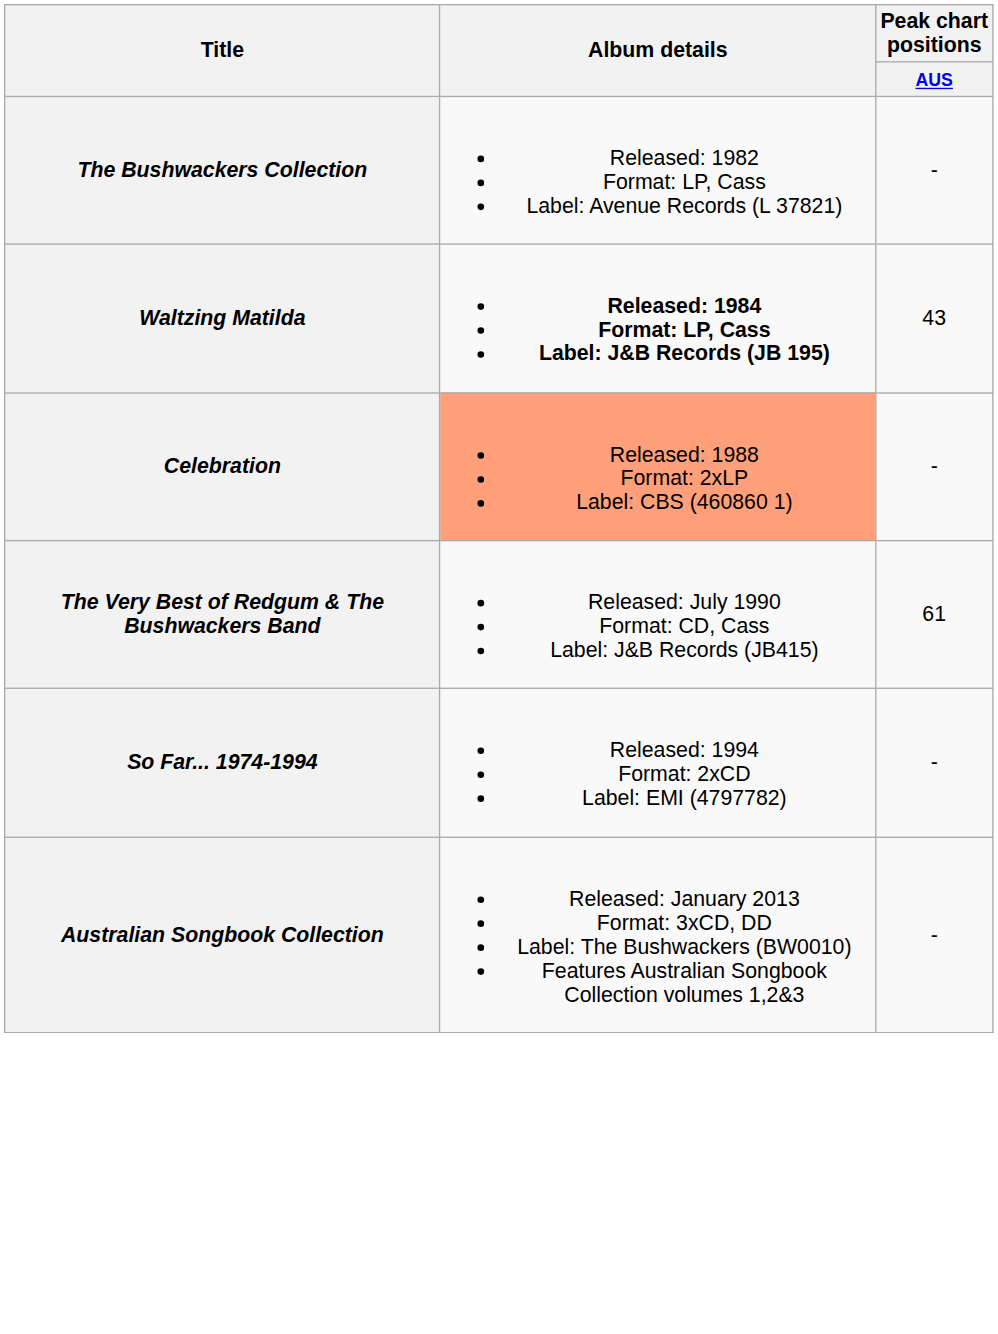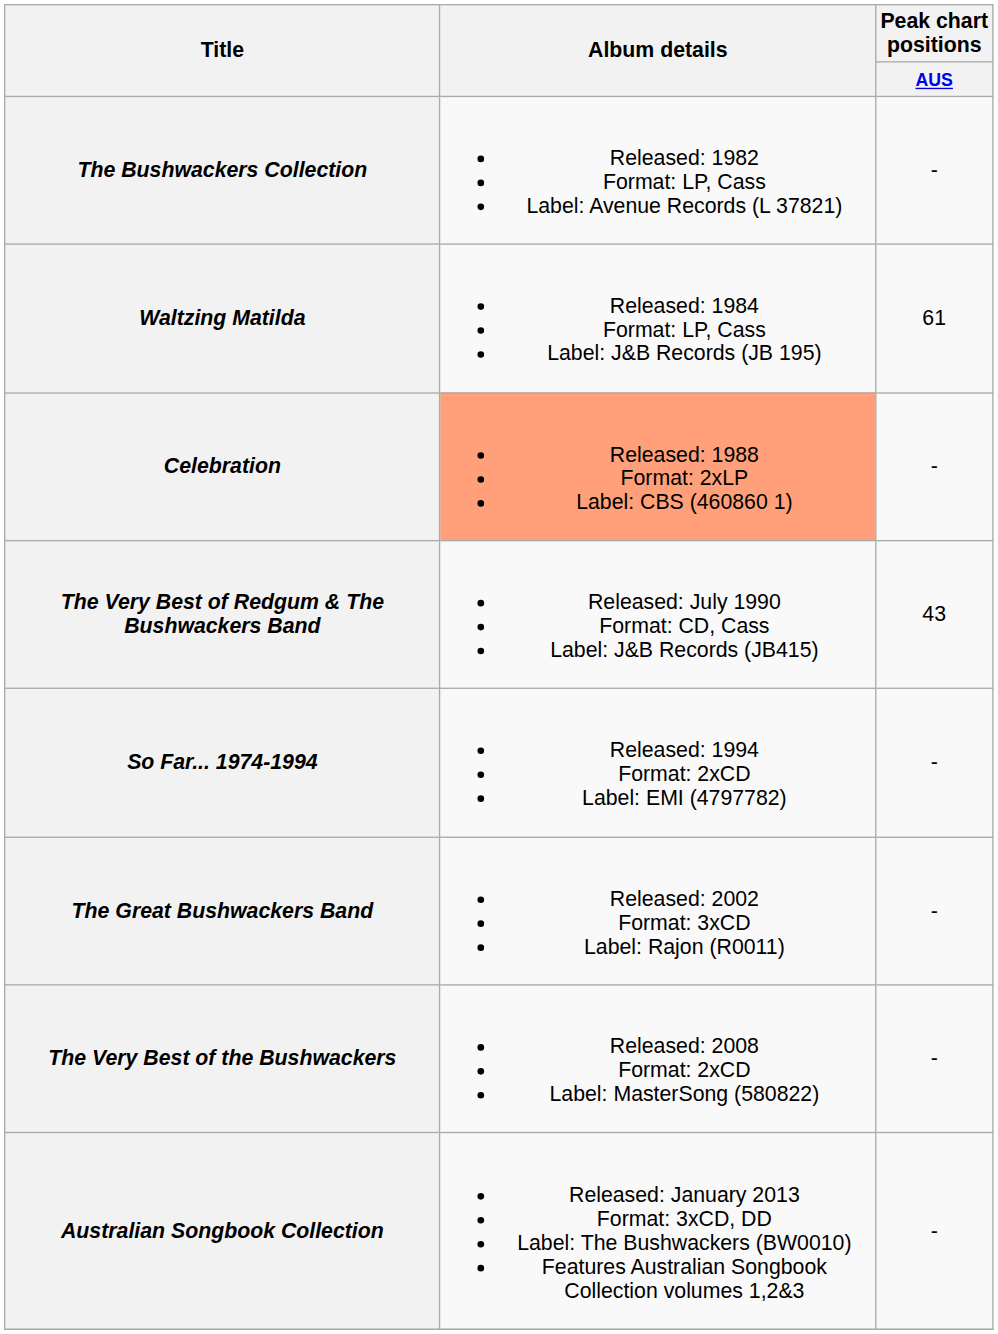(658, 330) bold -> (658, 330) normal
(934, 318) 43 -> (934, 318) 61
(934, 614) 61 -> (934, 614) 43
+ row: (222, 910)
+ row: (222, 1058)
